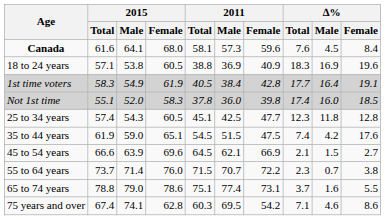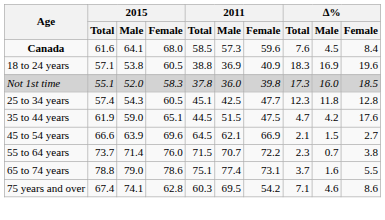(202, 48) 58.1 -> (202, 48) 58.5
- row: (39, 83)
(300, 100) 17.4 -> (300, 83) 17.3
(202, 135) 54.5 -> (202, 118) 44.5
(303, 135) 7.4 -> (303, 118) 4.7
